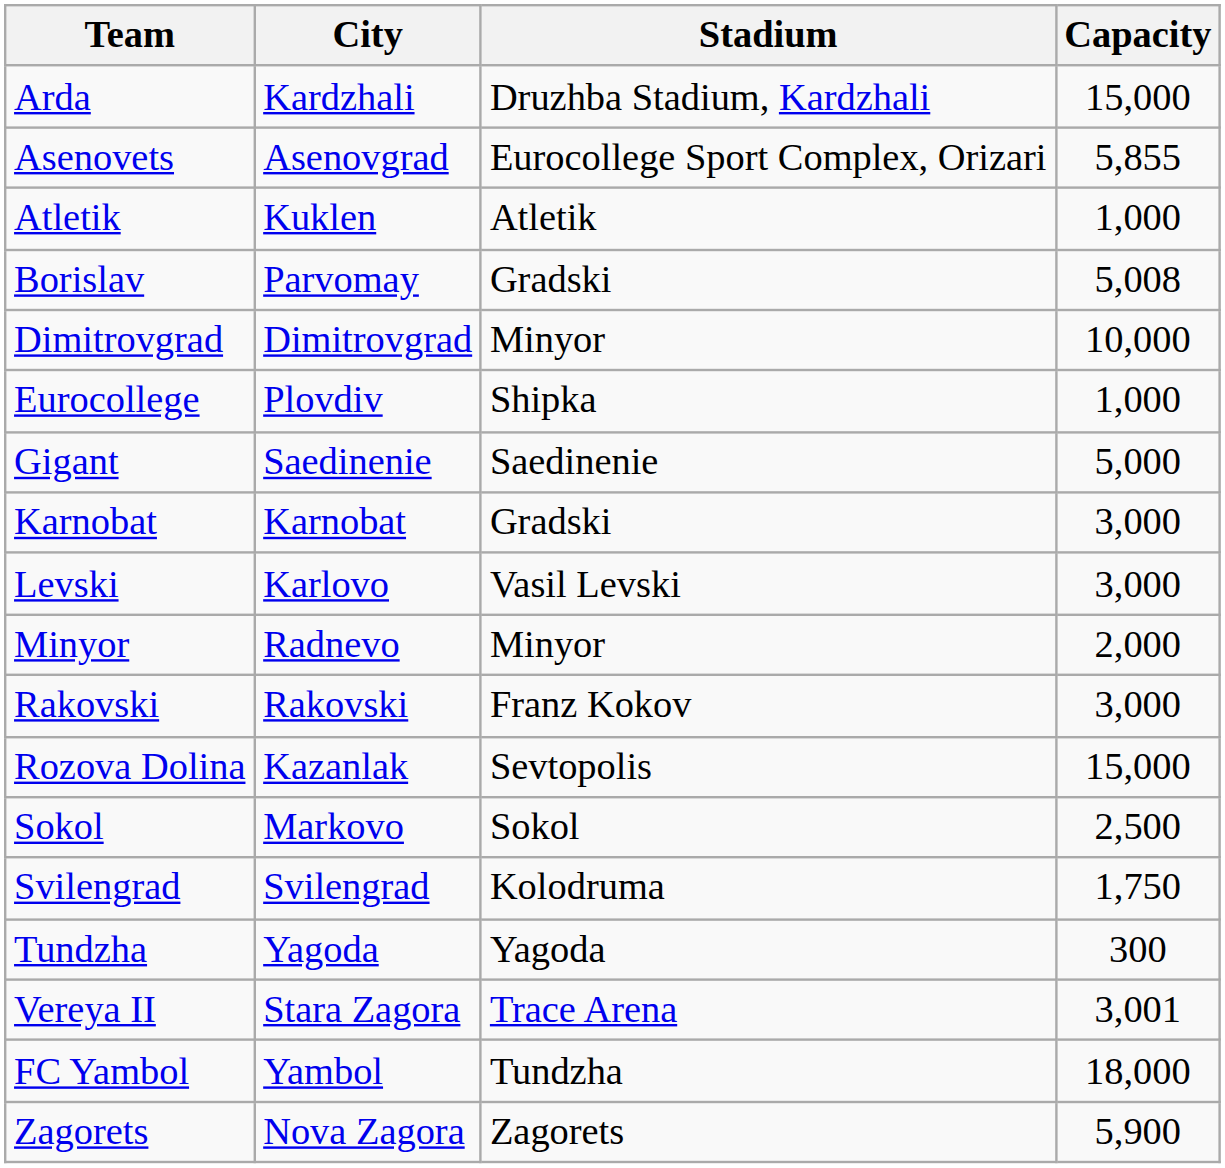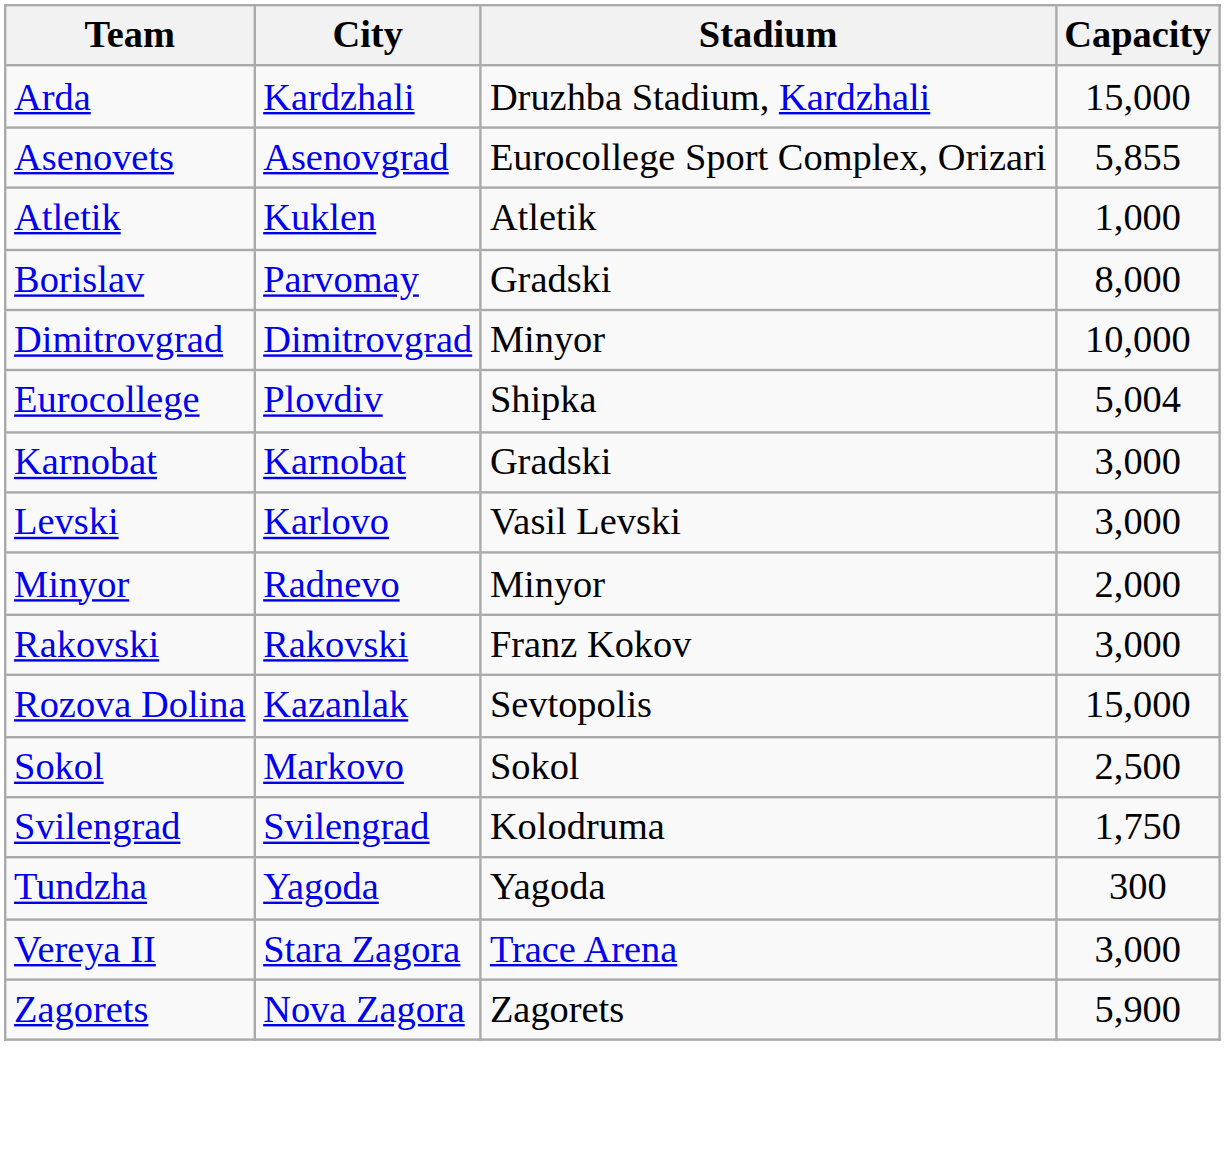(1138, 278) 5,008 -> (1138, 278) 8,000
(1138, 400) 1,000 -> (1138, 400) 5,004
- row: (66, 461)
(1138, 1009) 3,001 -> (1138, 948) 3,000
- row: (102, 1070)
